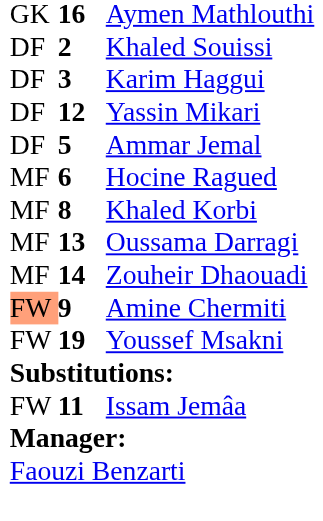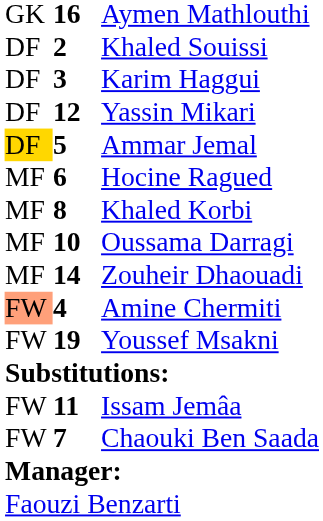(27, 144) no background -> (23, 144) gold background
(72, 242) 13 -> (67, 242) 10
(65, 307) 9 -> (60, 307) 4
+ row: (210, 438)
